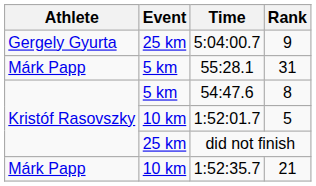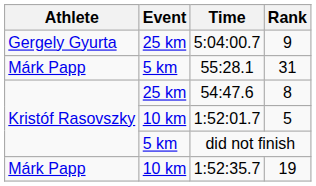(160, 93) 5 km -> (164, 93) 25 km
(164, 144) 25 km -> (160, 144) 5 km
(287, 169) 21 -> (287, 169) 19
